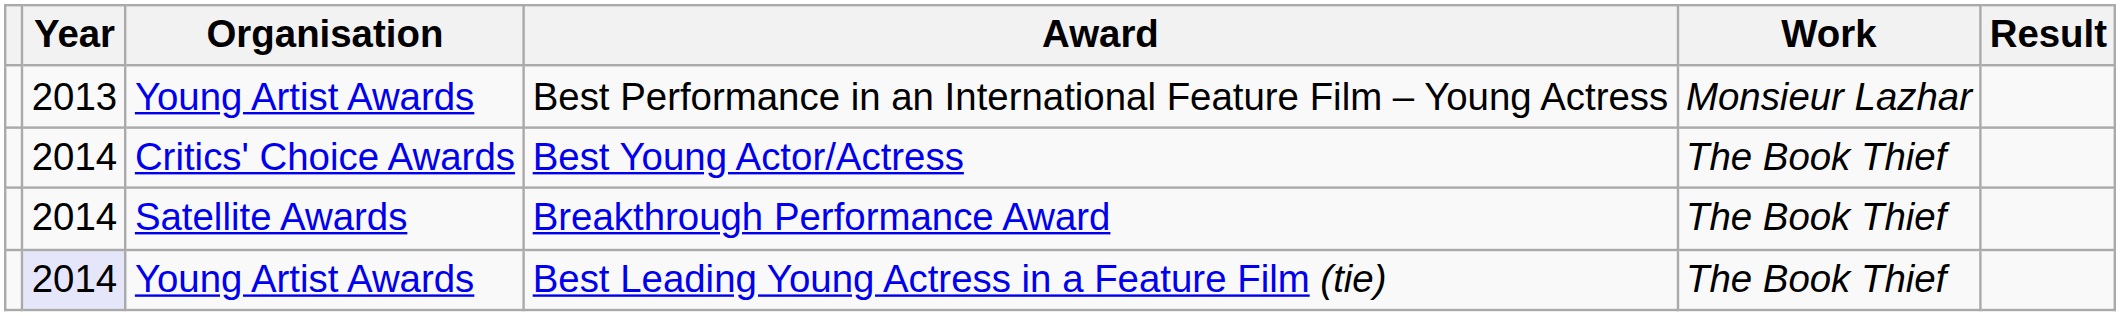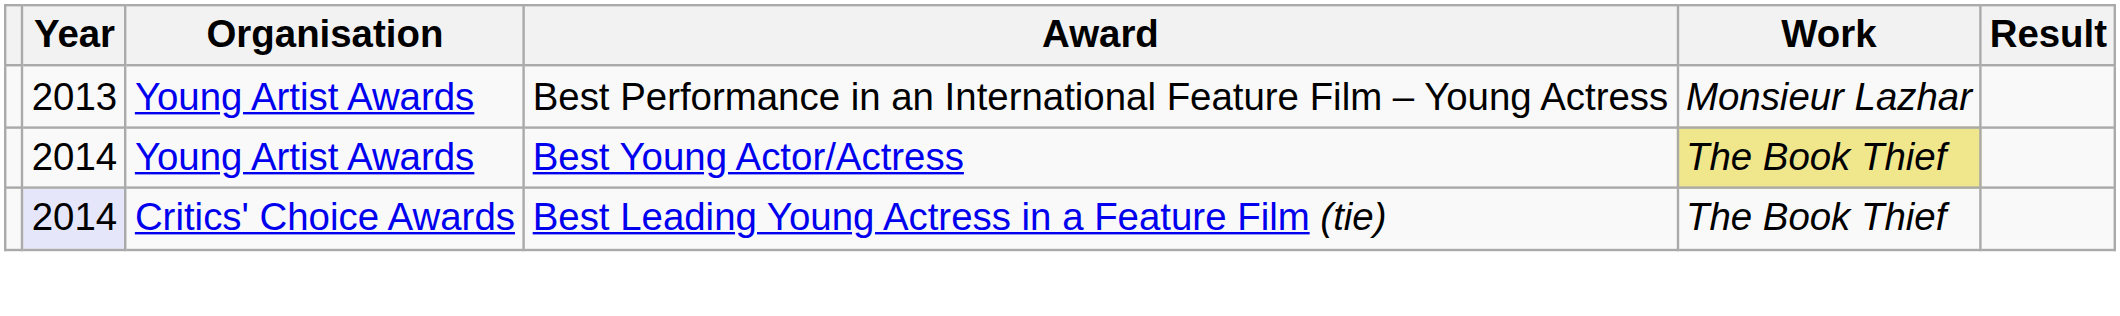(325, 156) Critics' Choice Awards -> (305, 156) Young Artist Awards
(1816, 156) no background -> (1816, 156) khaki background
- row: (822, 217)
(305, 278) Young Artist Awards -> (325, 217) Critics' Choice Awards
